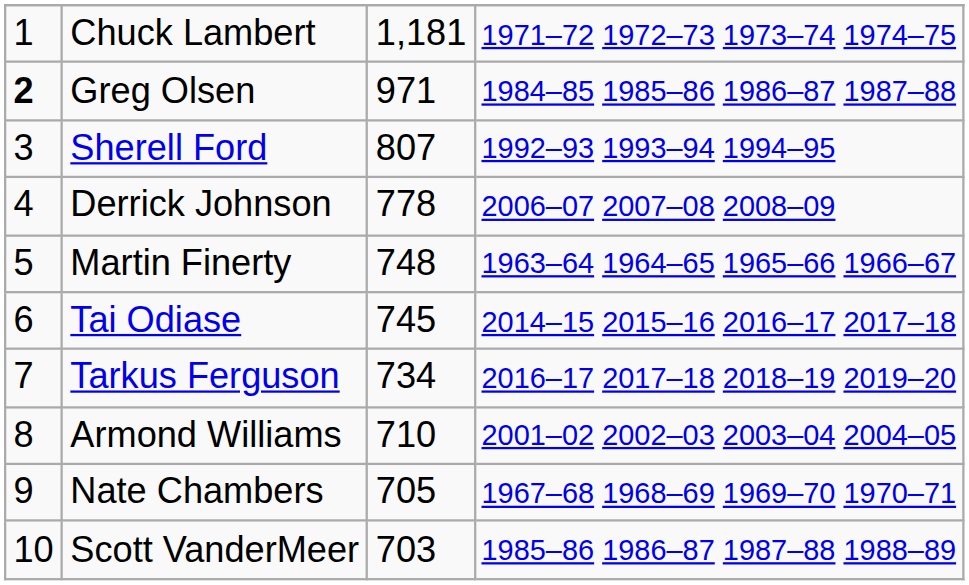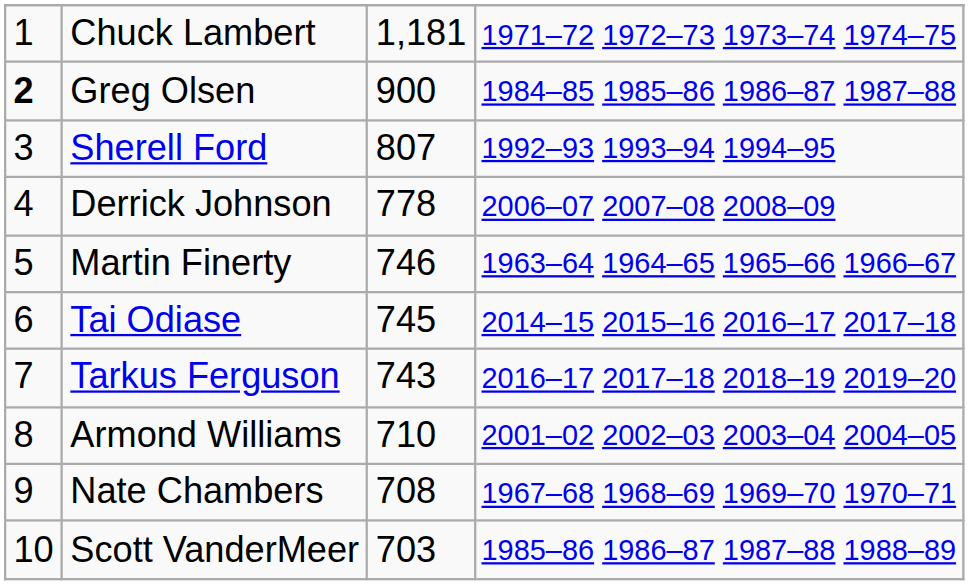(406, 90) 971 -> (406, 90) 900
(406, 262) 748 -> (406, 262) 746
(406, 377) 734 -> (406, 377) 743
(406, 491) 705 -> (406, 491) 708
